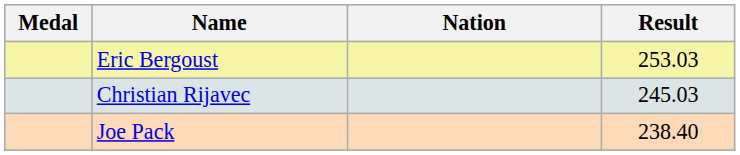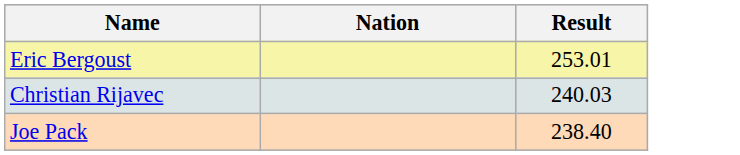- column: (48, 23)
(668, 59) 253.03 -> (581, 59) 253.01
(668, 95) 245.03 -> (581, 95) 240.03
